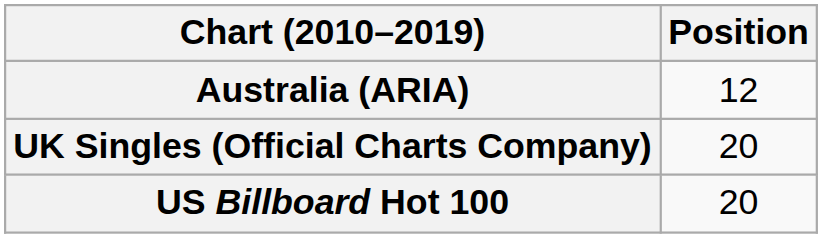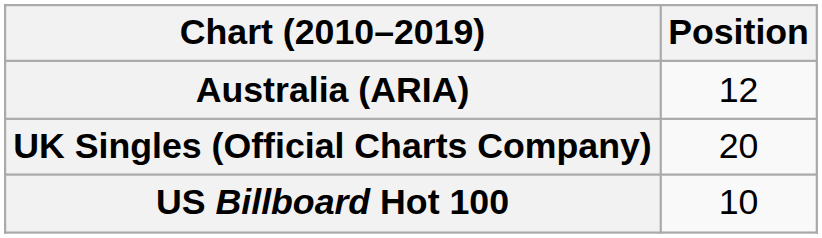(739, 202) 20 -> (739, 202) 10
